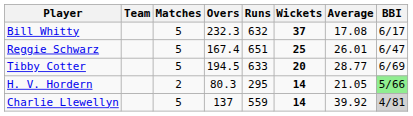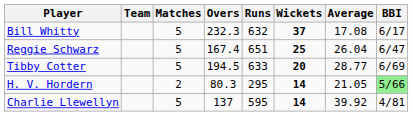(351, 49) 26.01 -> (351, 49) 26.04
(258, 102) 559 -> (258, 102) 595
(392, 102) lightgrey background -> (392, 102) no background
